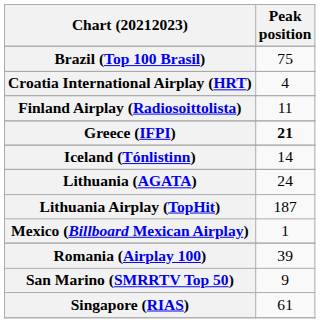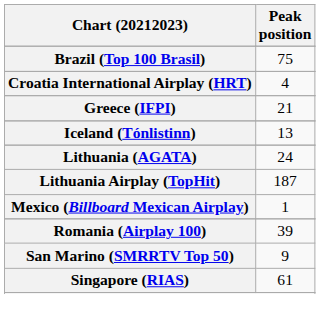- row: (130, 108)
(285, 132) bold -> (285, 108) normal
(285, 157) 14 -> (285, 132) 13
